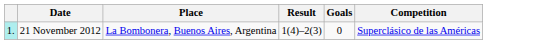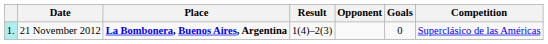+ column: (360, 13)
(191, 30) normal -> (196, 30) bold
